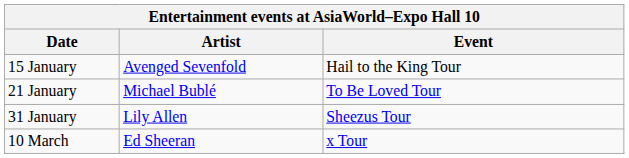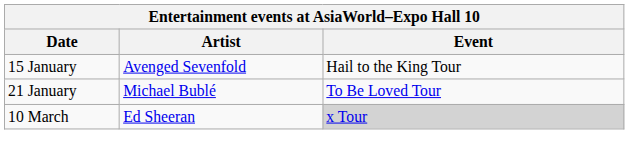- row: (42, 116)
(347, 141) no background -> (347, 116) lightgrey background
